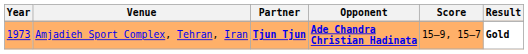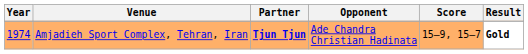(19, 35) 1973 -> (19, 35) 1974
(364, 35) bold -> (364, 35) normal
